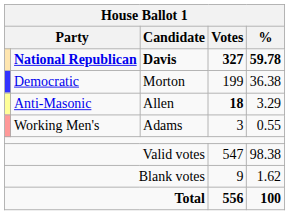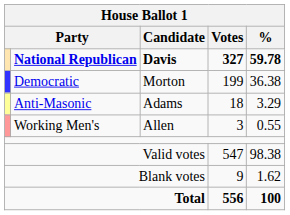(159, 103) Allen -> (163, 103) Adams
(236, 103) bold -> (236, 103) normal
(163, 125) Adams -> (159, 125) Allen
